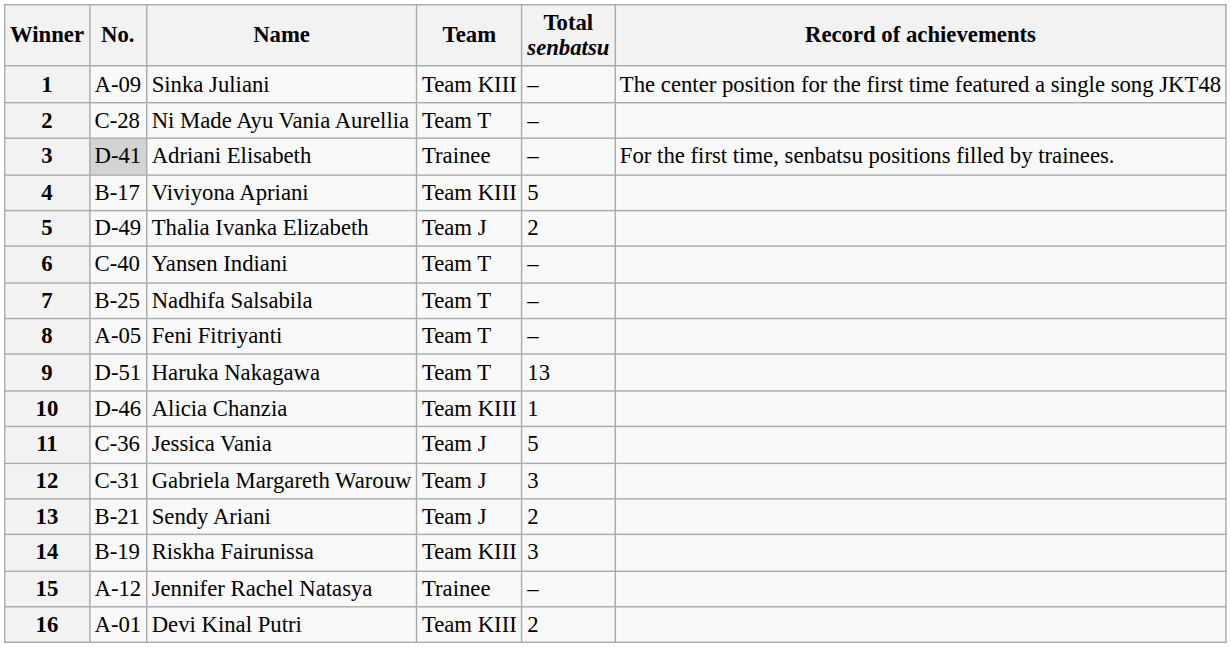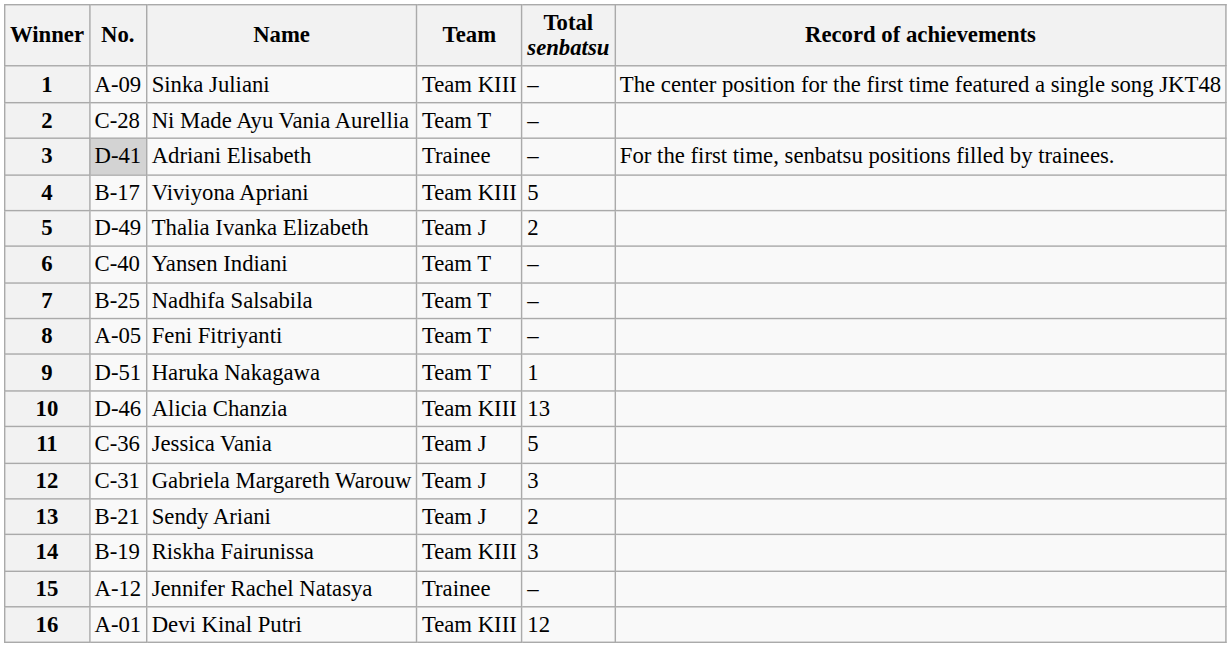(539, 372) 13 -> (533, 372) 1
(533, 408) 1 -> (539, 408) 13
(533, 624) 2 -> (539, 624) 12
